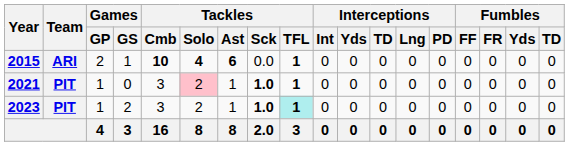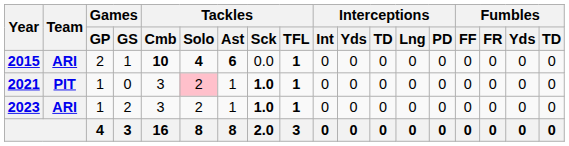(65, 107) PIT -> (65, 107) ARI
(296, 107) paleturquoise background -> (296, 107) no background
